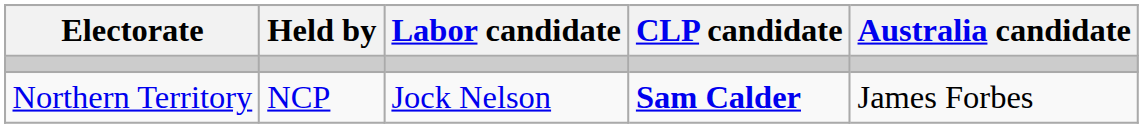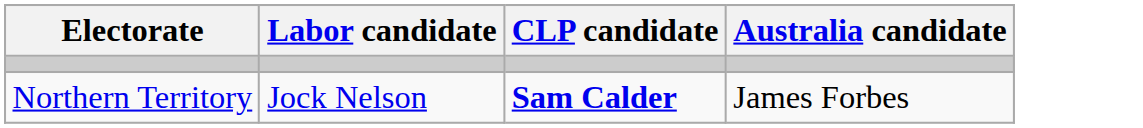- column: (322, 30)
